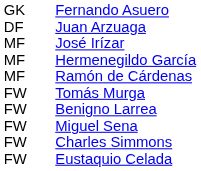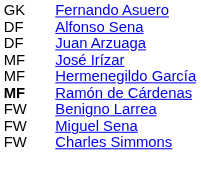+ row: (99, 27)
(14, 76) normal -> (14, 93) bold
- row: (100, 93)
- row: (114, 159)
